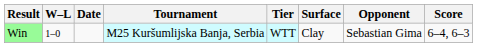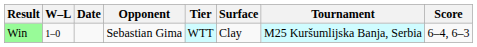columns swapped: (185, 14) <-> (384, 14)
